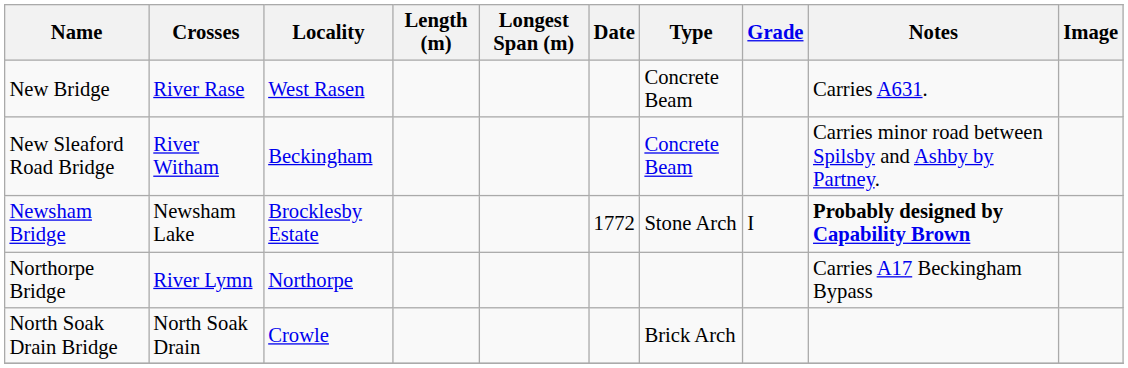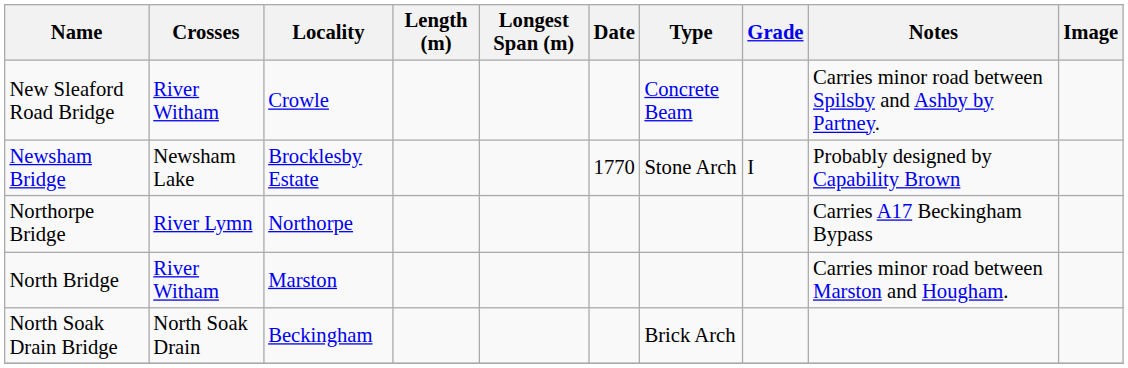- row: (60, 88)
(320, 155) Beckingham -> (299, 100) Crowle
(614, 223) 1772 -> (614, 167) 1770
(908, 223) bold -> (902, 167) normal
+ row: (64, 279)
(299, 335) Crowle -> (320, 335) Beckingham
